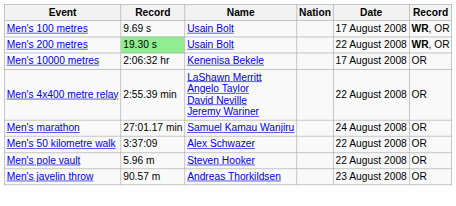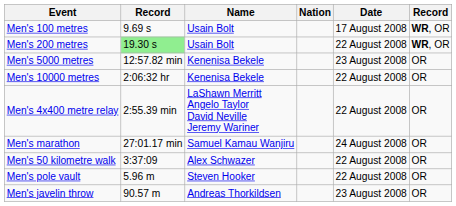+ row: (50, 61)
(371, 61) 17 August 2008 -> (371, 77) 22 August 2008
